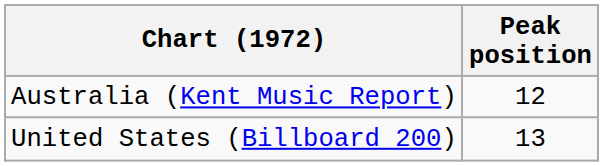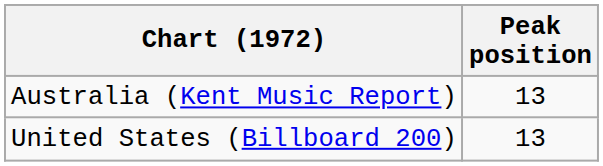(530, 97) 12 -> (530, 97) 13
